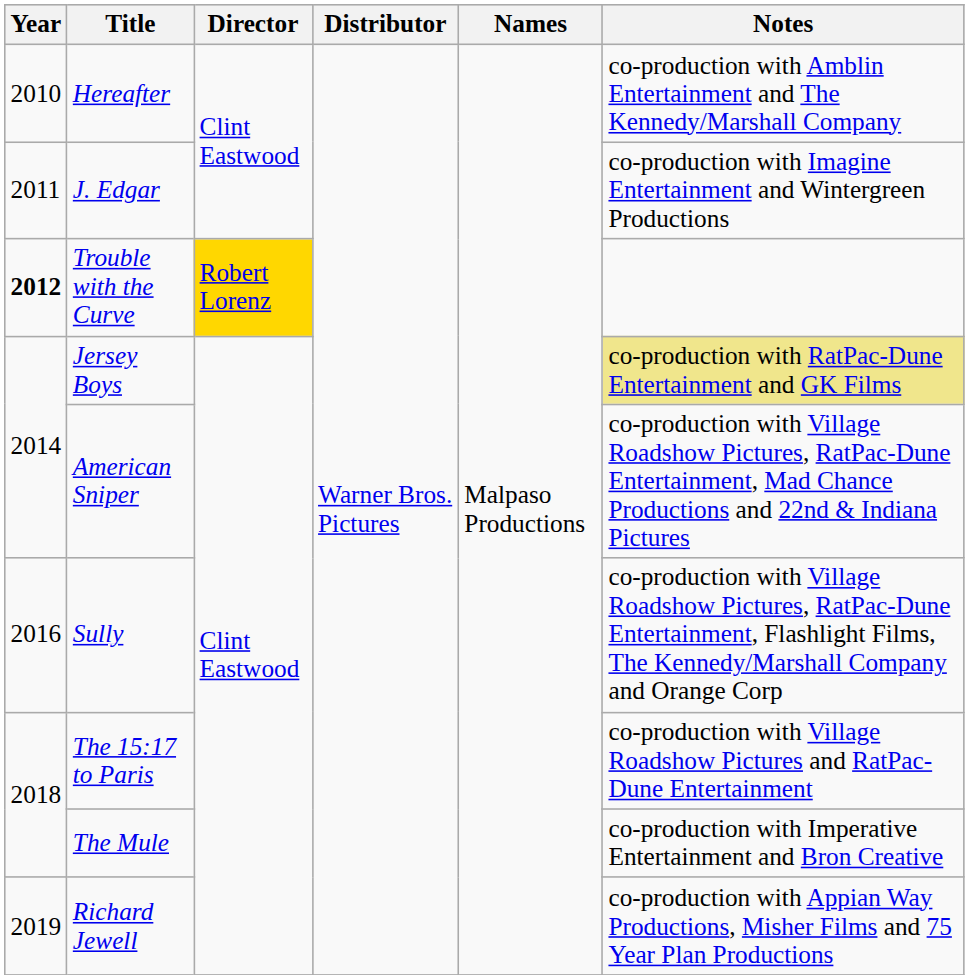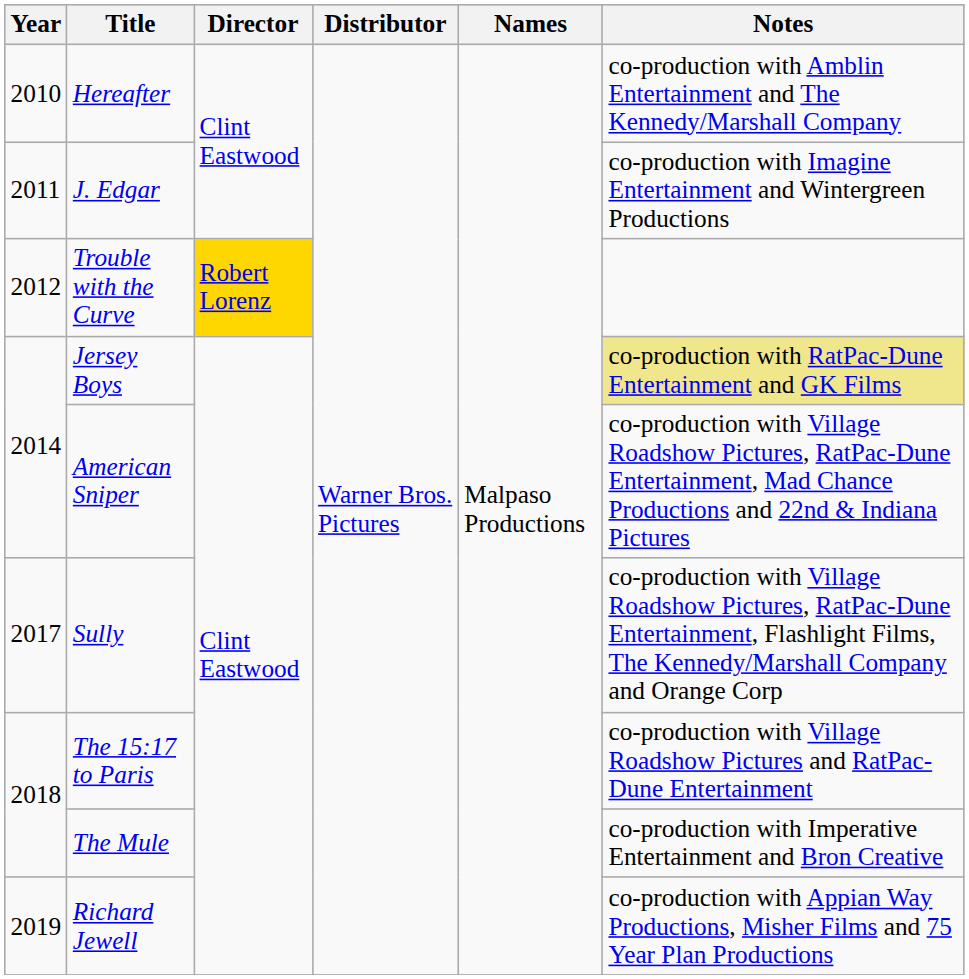(36, 287) bold -> (36, 287) normal
(36, 634) 2016 -> (36, 634) 2017
